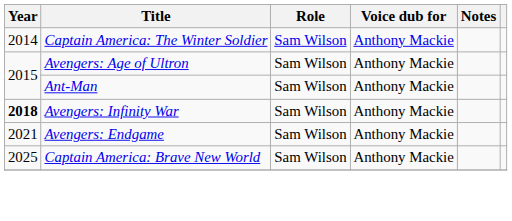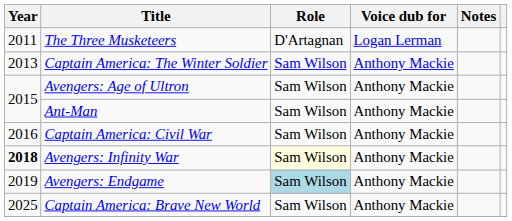+ row: (110, 39)
(23, 39) 2014 -> (23, 63) 2013
+ row: (128, 134)
(310, 110) no background -> (310, 157) lightyellow background
(23, 134) 2021 -> (23, 181) 2019
(310, 134) no background -> (310, 181) lightblue background
